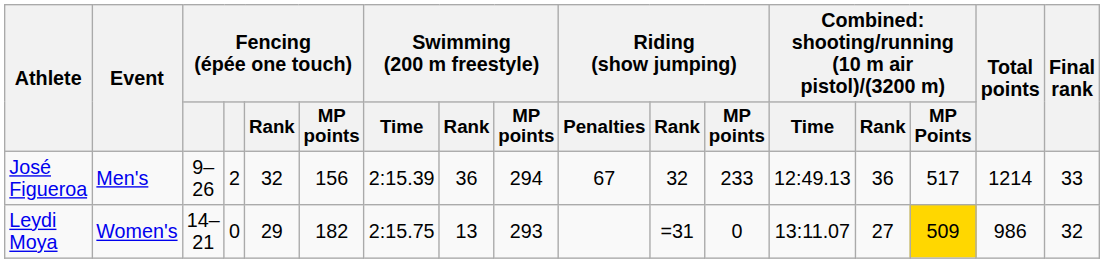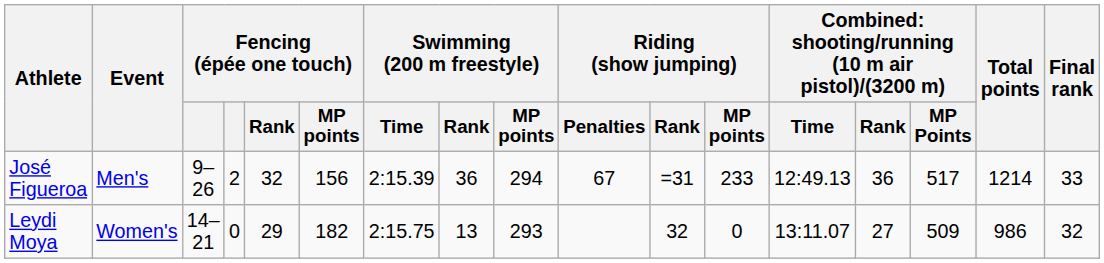(677, 179) 32 -> (677, 179) =31
(677, 232) =31 -> (677, 232) 32
(943, 232) gold background -> (943, 232) no background
